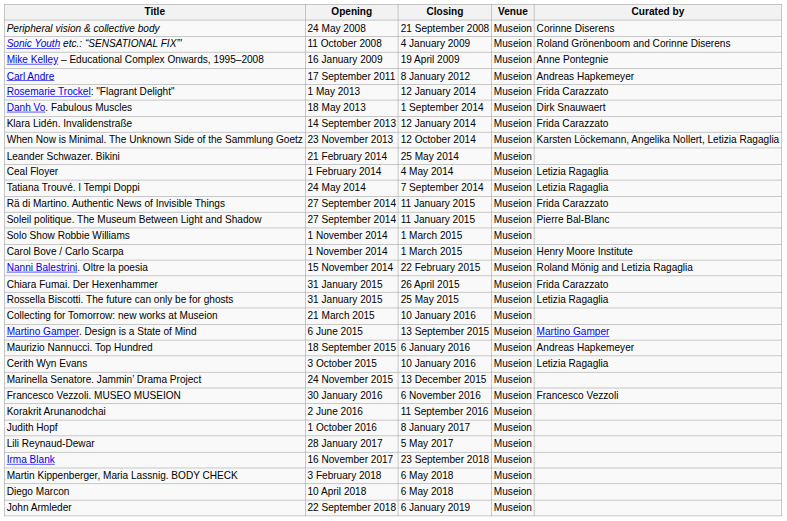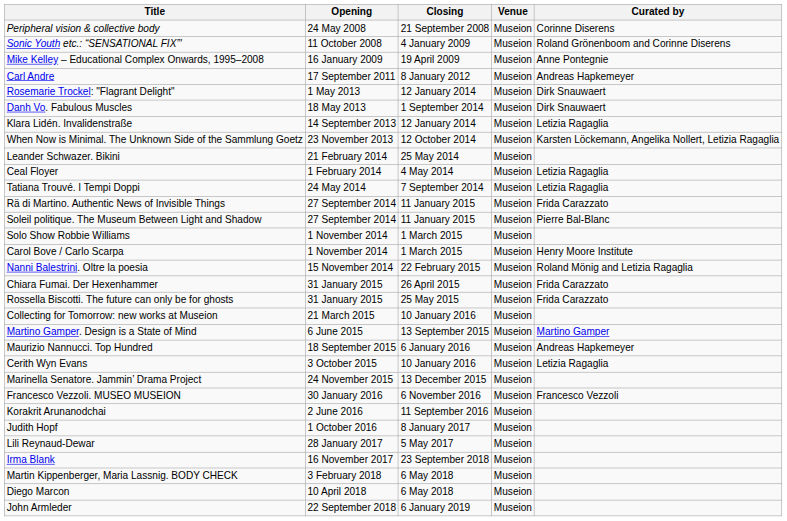(572, 92) Frida Carazzato -> (571, 92) Dirk Snauwaert
(572, 124) Frida Carazzato -> (572, 124) Letizia Ragaglia
(572, 300) Letizia Ragaglia -> (572, 300) Frida Carazzato
